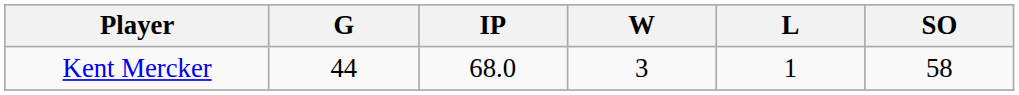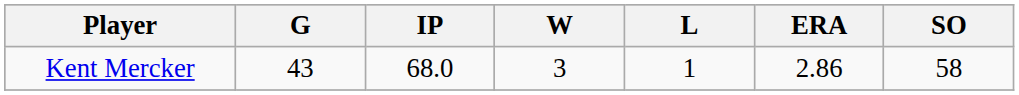+ column: (819, 25)
(344, 68) 44 -> (300, 68) 43
